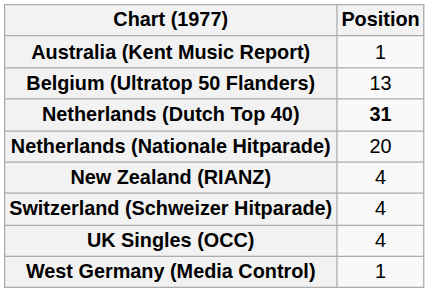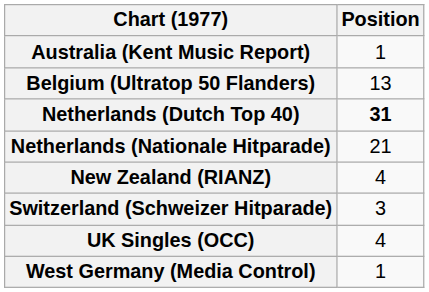(381, 146) 20 -> (381, 146) 21
(380, 209) 4 -> (380, 209) 3
